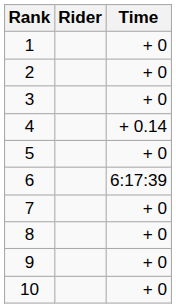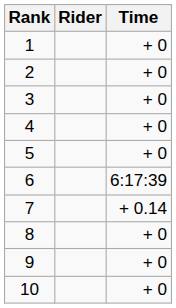(143, 126) + 0.14 -> (155, 126) + 0
(155, 208) + 0 -> (143, 208) + 0.14
